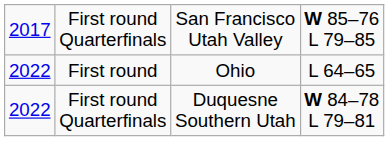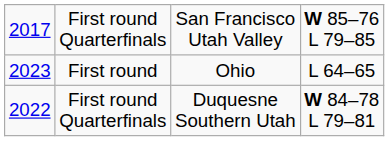(30, 70) 2022 -> (30, 70) 2023
